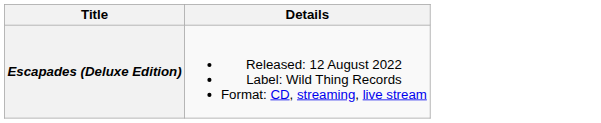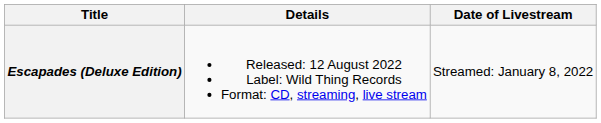+ column: (513, 15)
